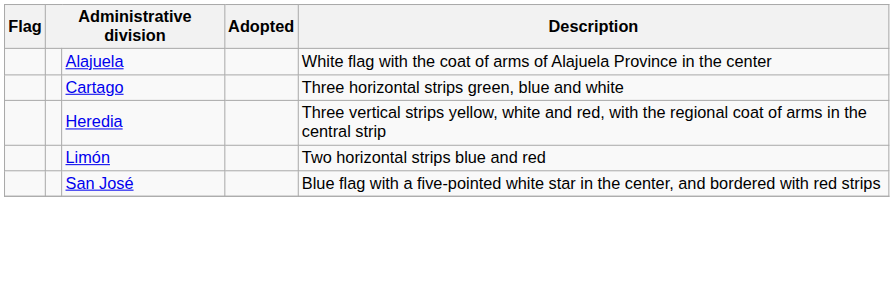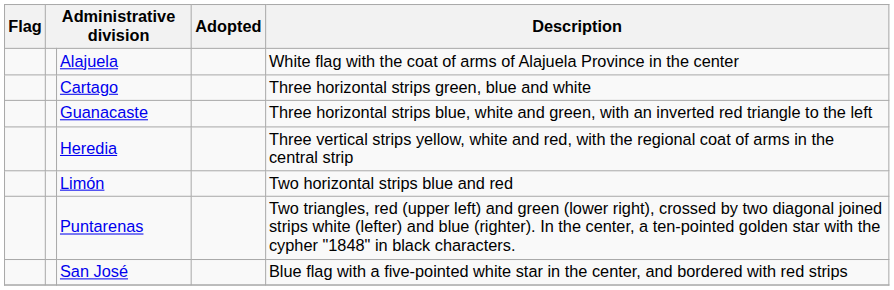+ row: (104, 113)
+ row: (102, 227)
